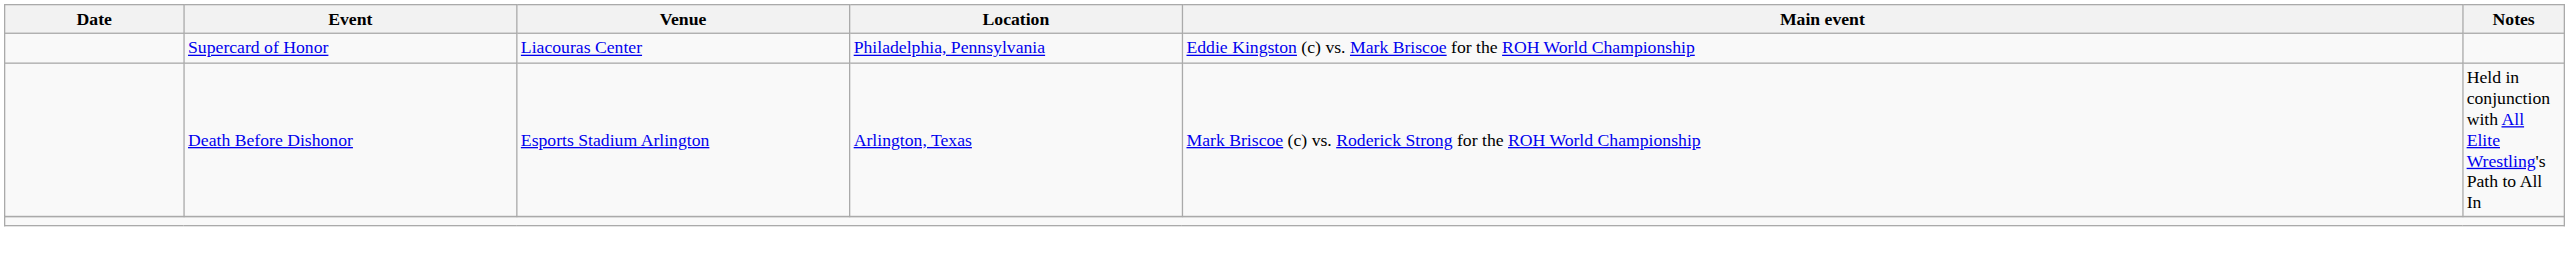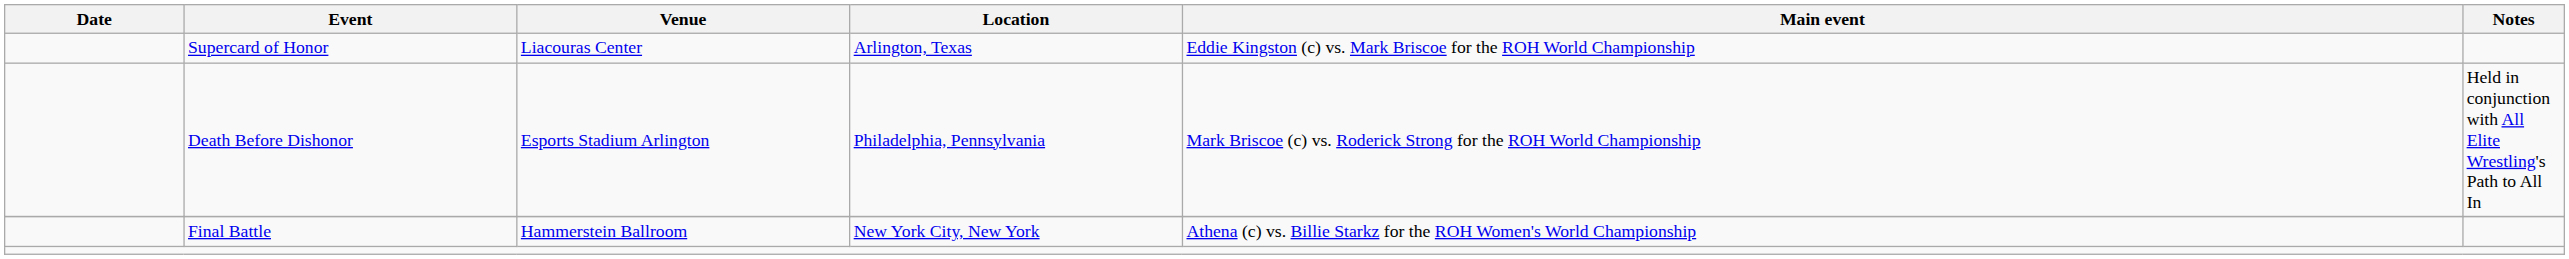(949, 47) Philadelphia, Pennsylvania -> (913, 47) Arlington, Texas
(913, 139) Arlington, Texas -> (949, 139) Philadelphia, Pennsylvania
+ row: (230, 230)
